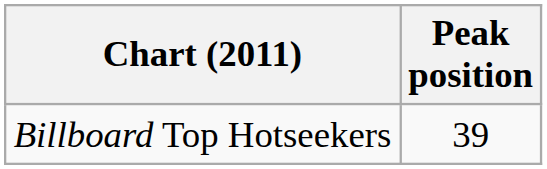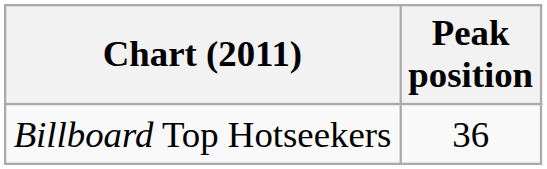(471, 133) 39 -> (471, 133) 36
